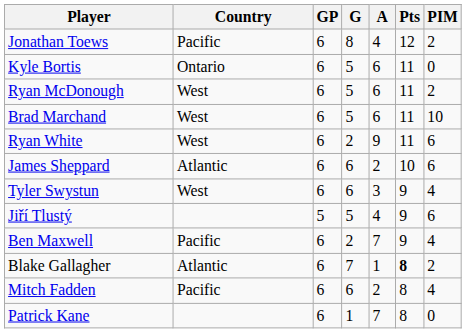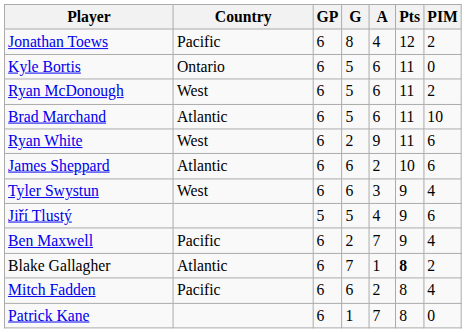(193, 116) West -> (202, 116) Atlantic
